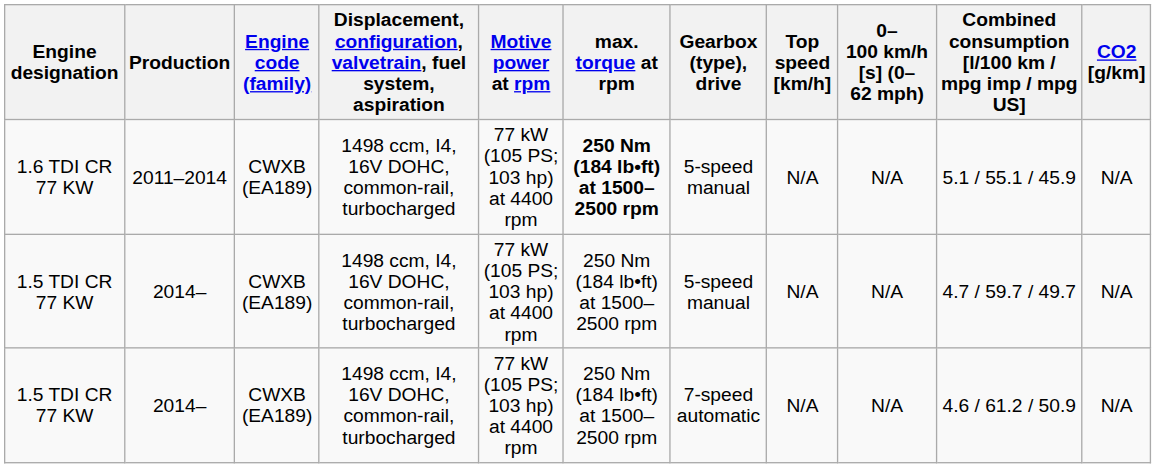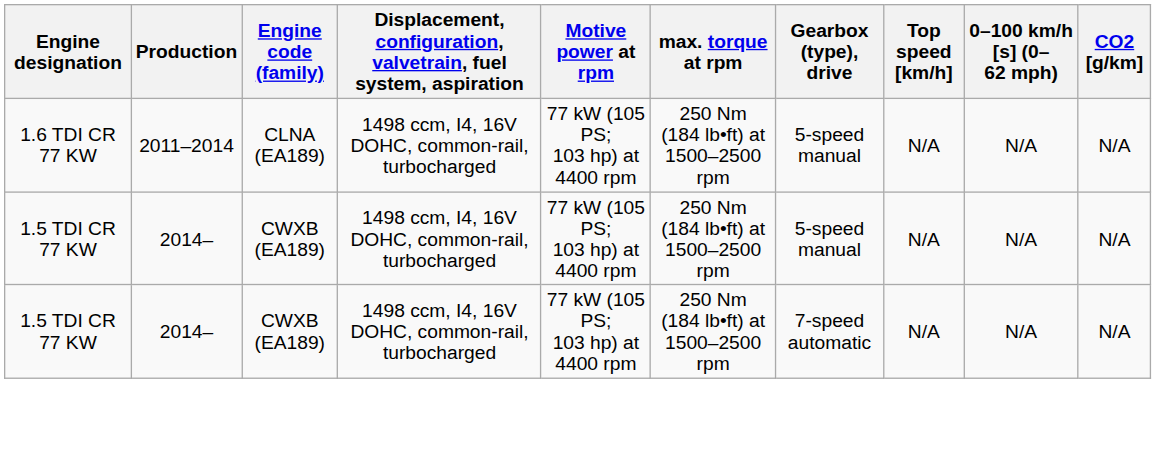- column: (1009, 62)
(277, 176) CWXB (EA189) -> (290, 144) CLNA (EA189)
(617, 176) bold -> (713, 144) normal
